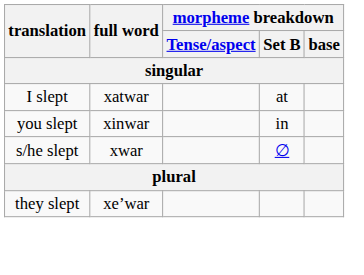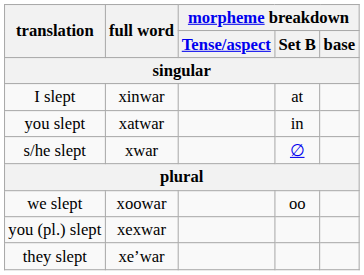(126, 96) xatwar -> (142, 96) xinwar
(126, 123) xinwar -> (142, 123) xatwar
+ row: (55, 203)
+ row: (55, 229)
